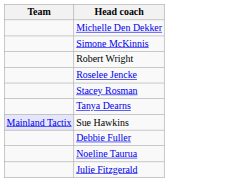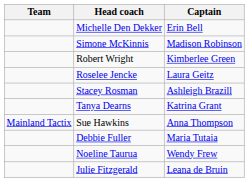+ column: (204, 12)
(39, 122) lavender background -> (39, 122) no background
